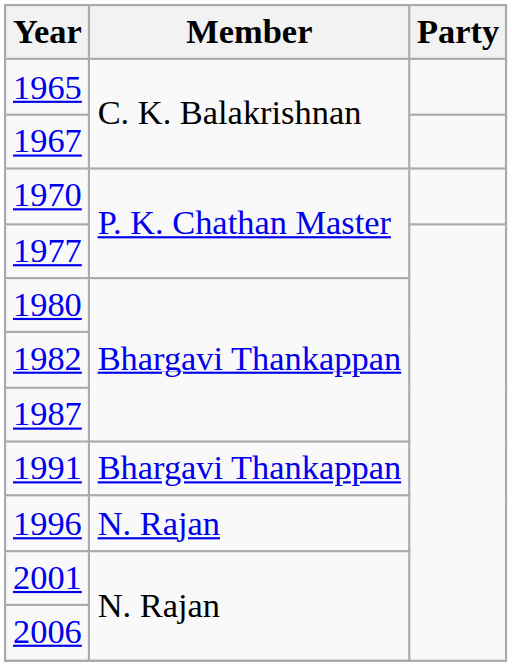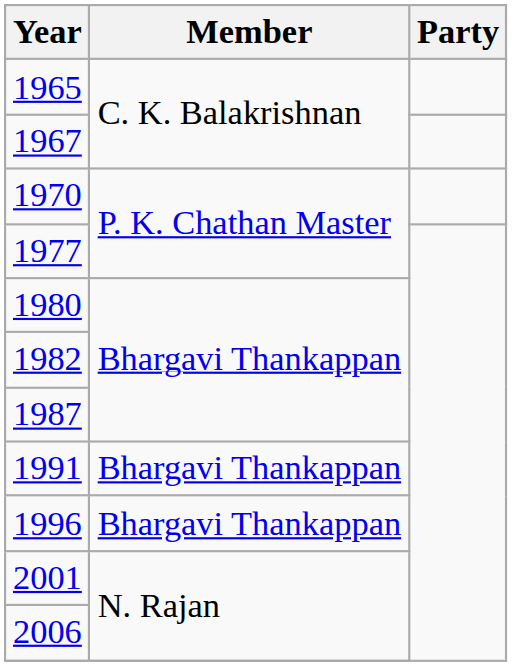(159, 522) N. Rajan -> (249, 522) Bhargavi Thankappan
